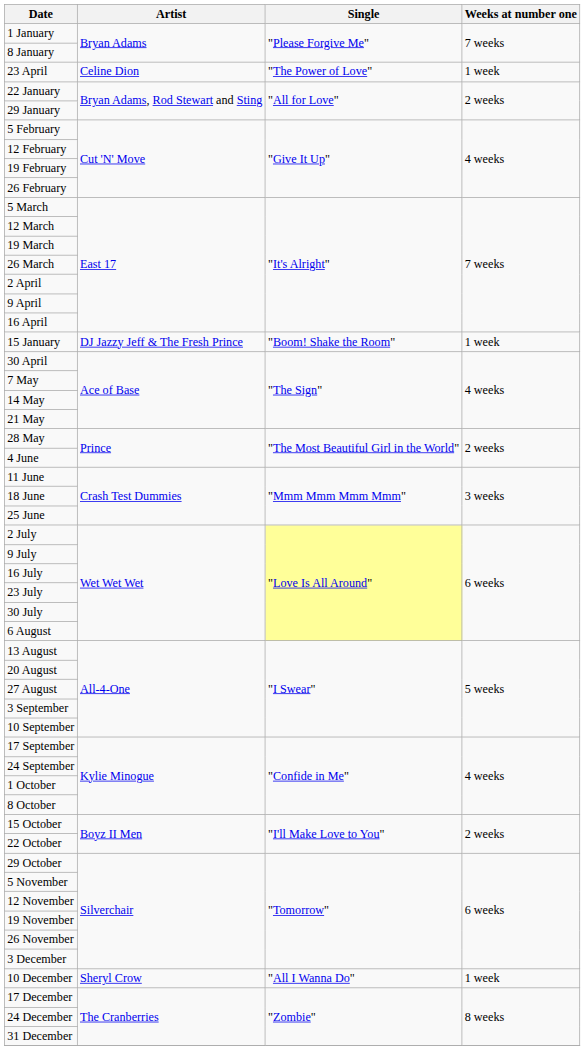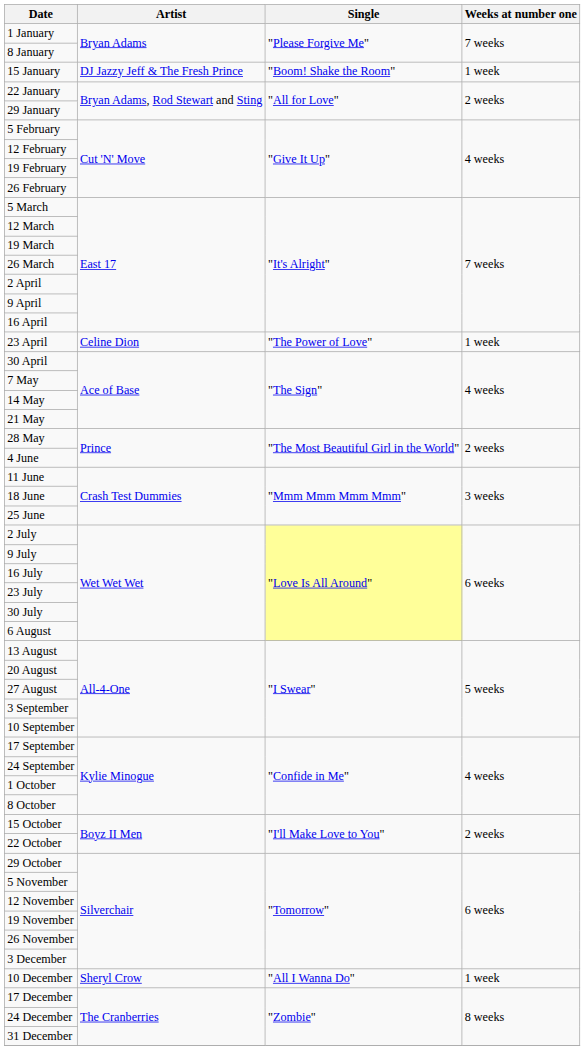rows swapped: (34, 341) <-> (27, 71)
